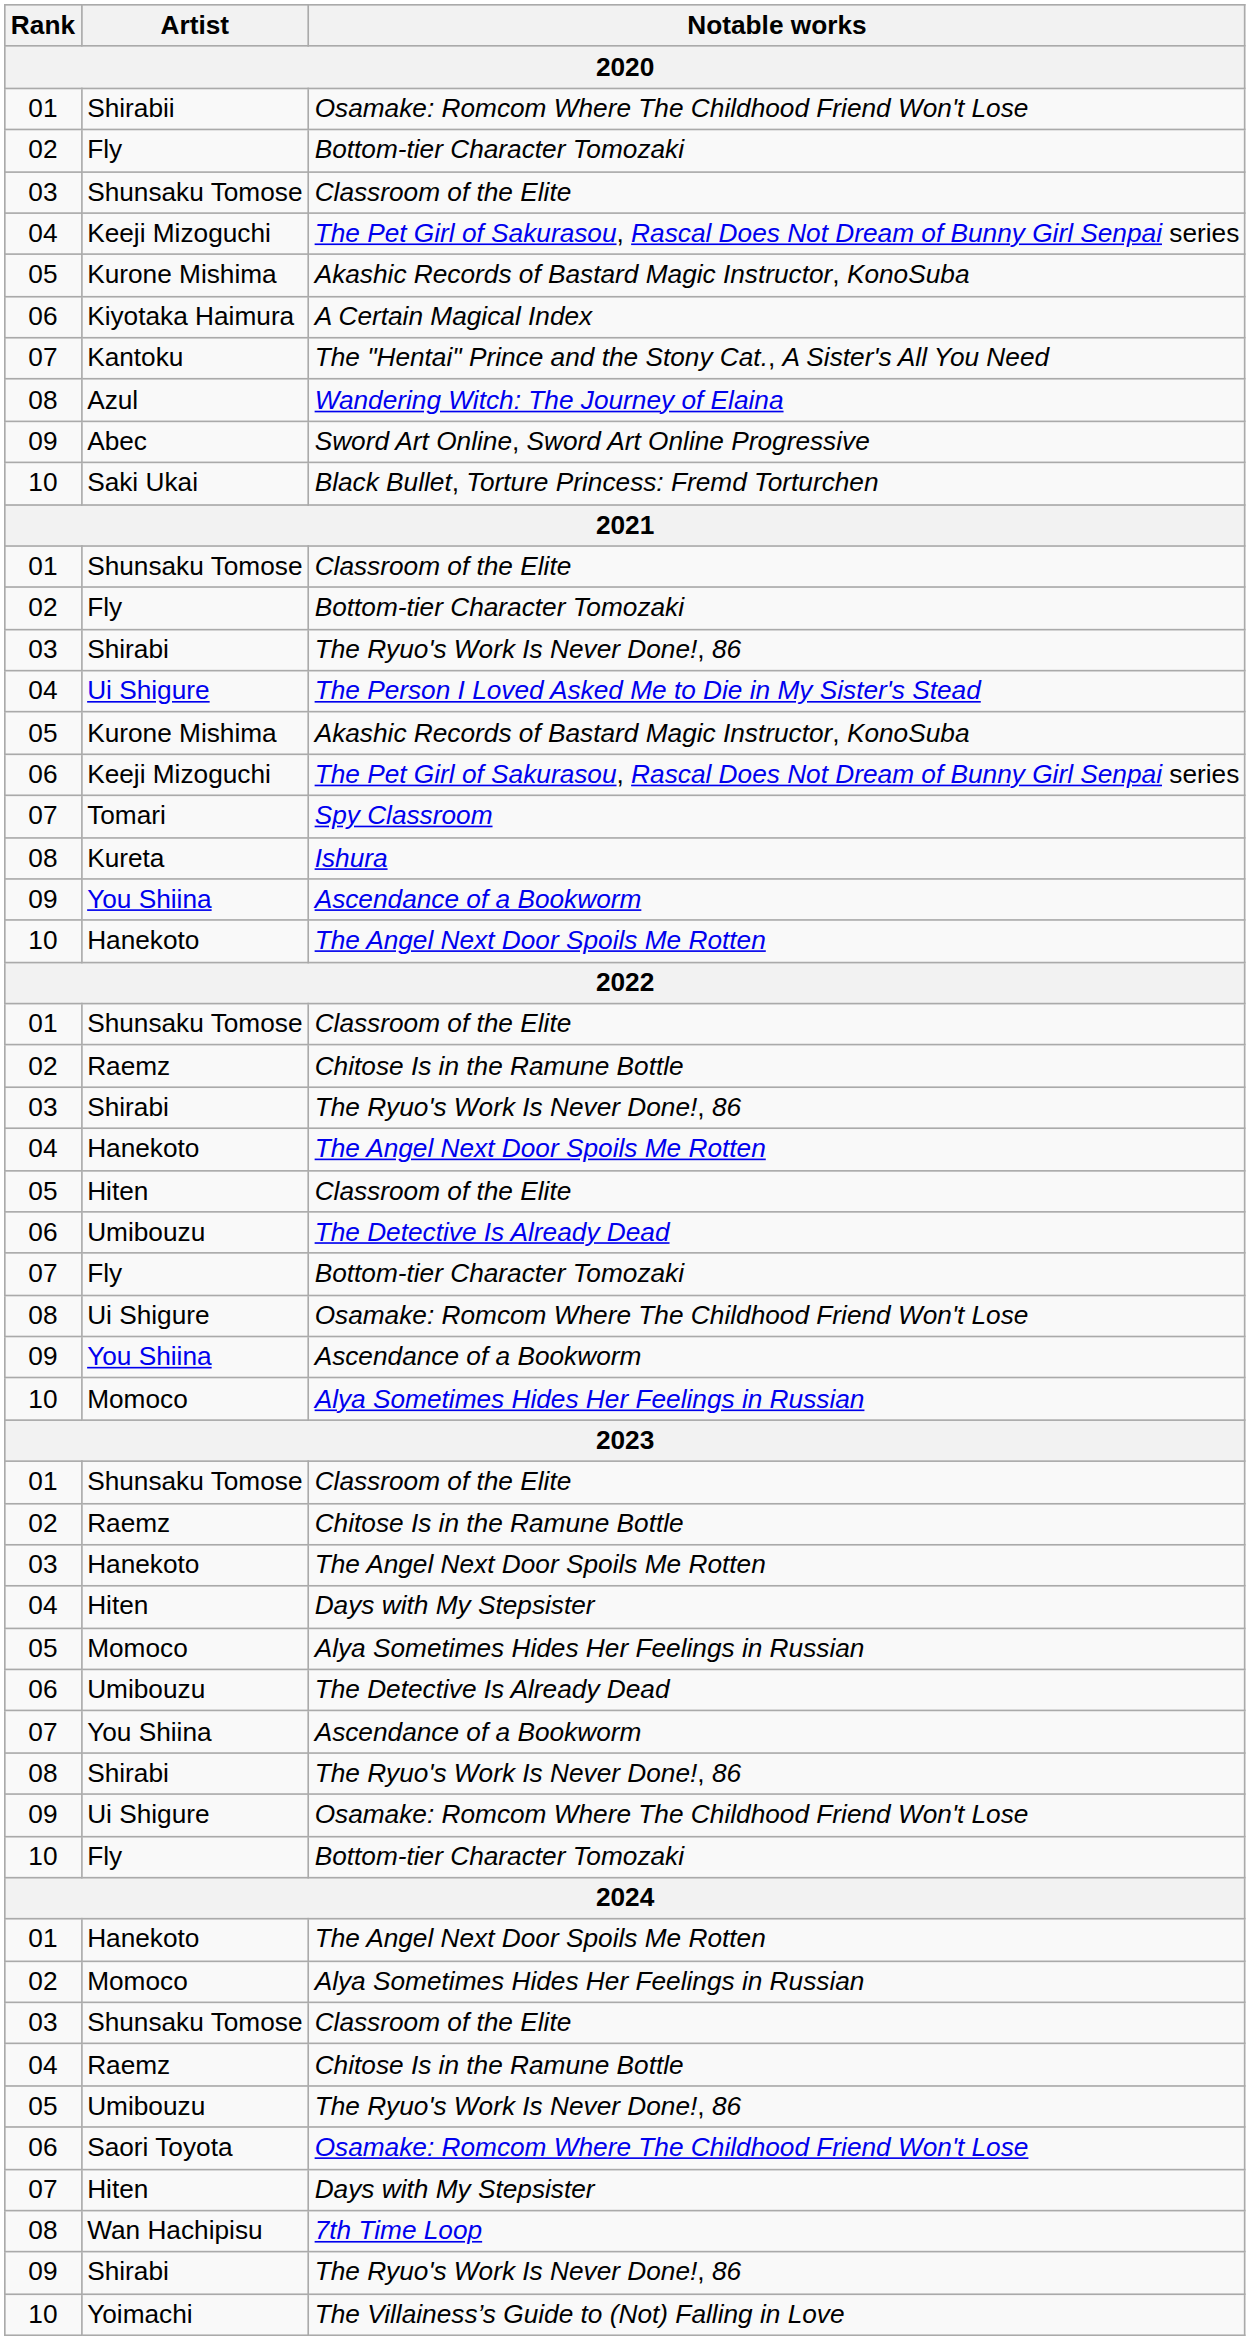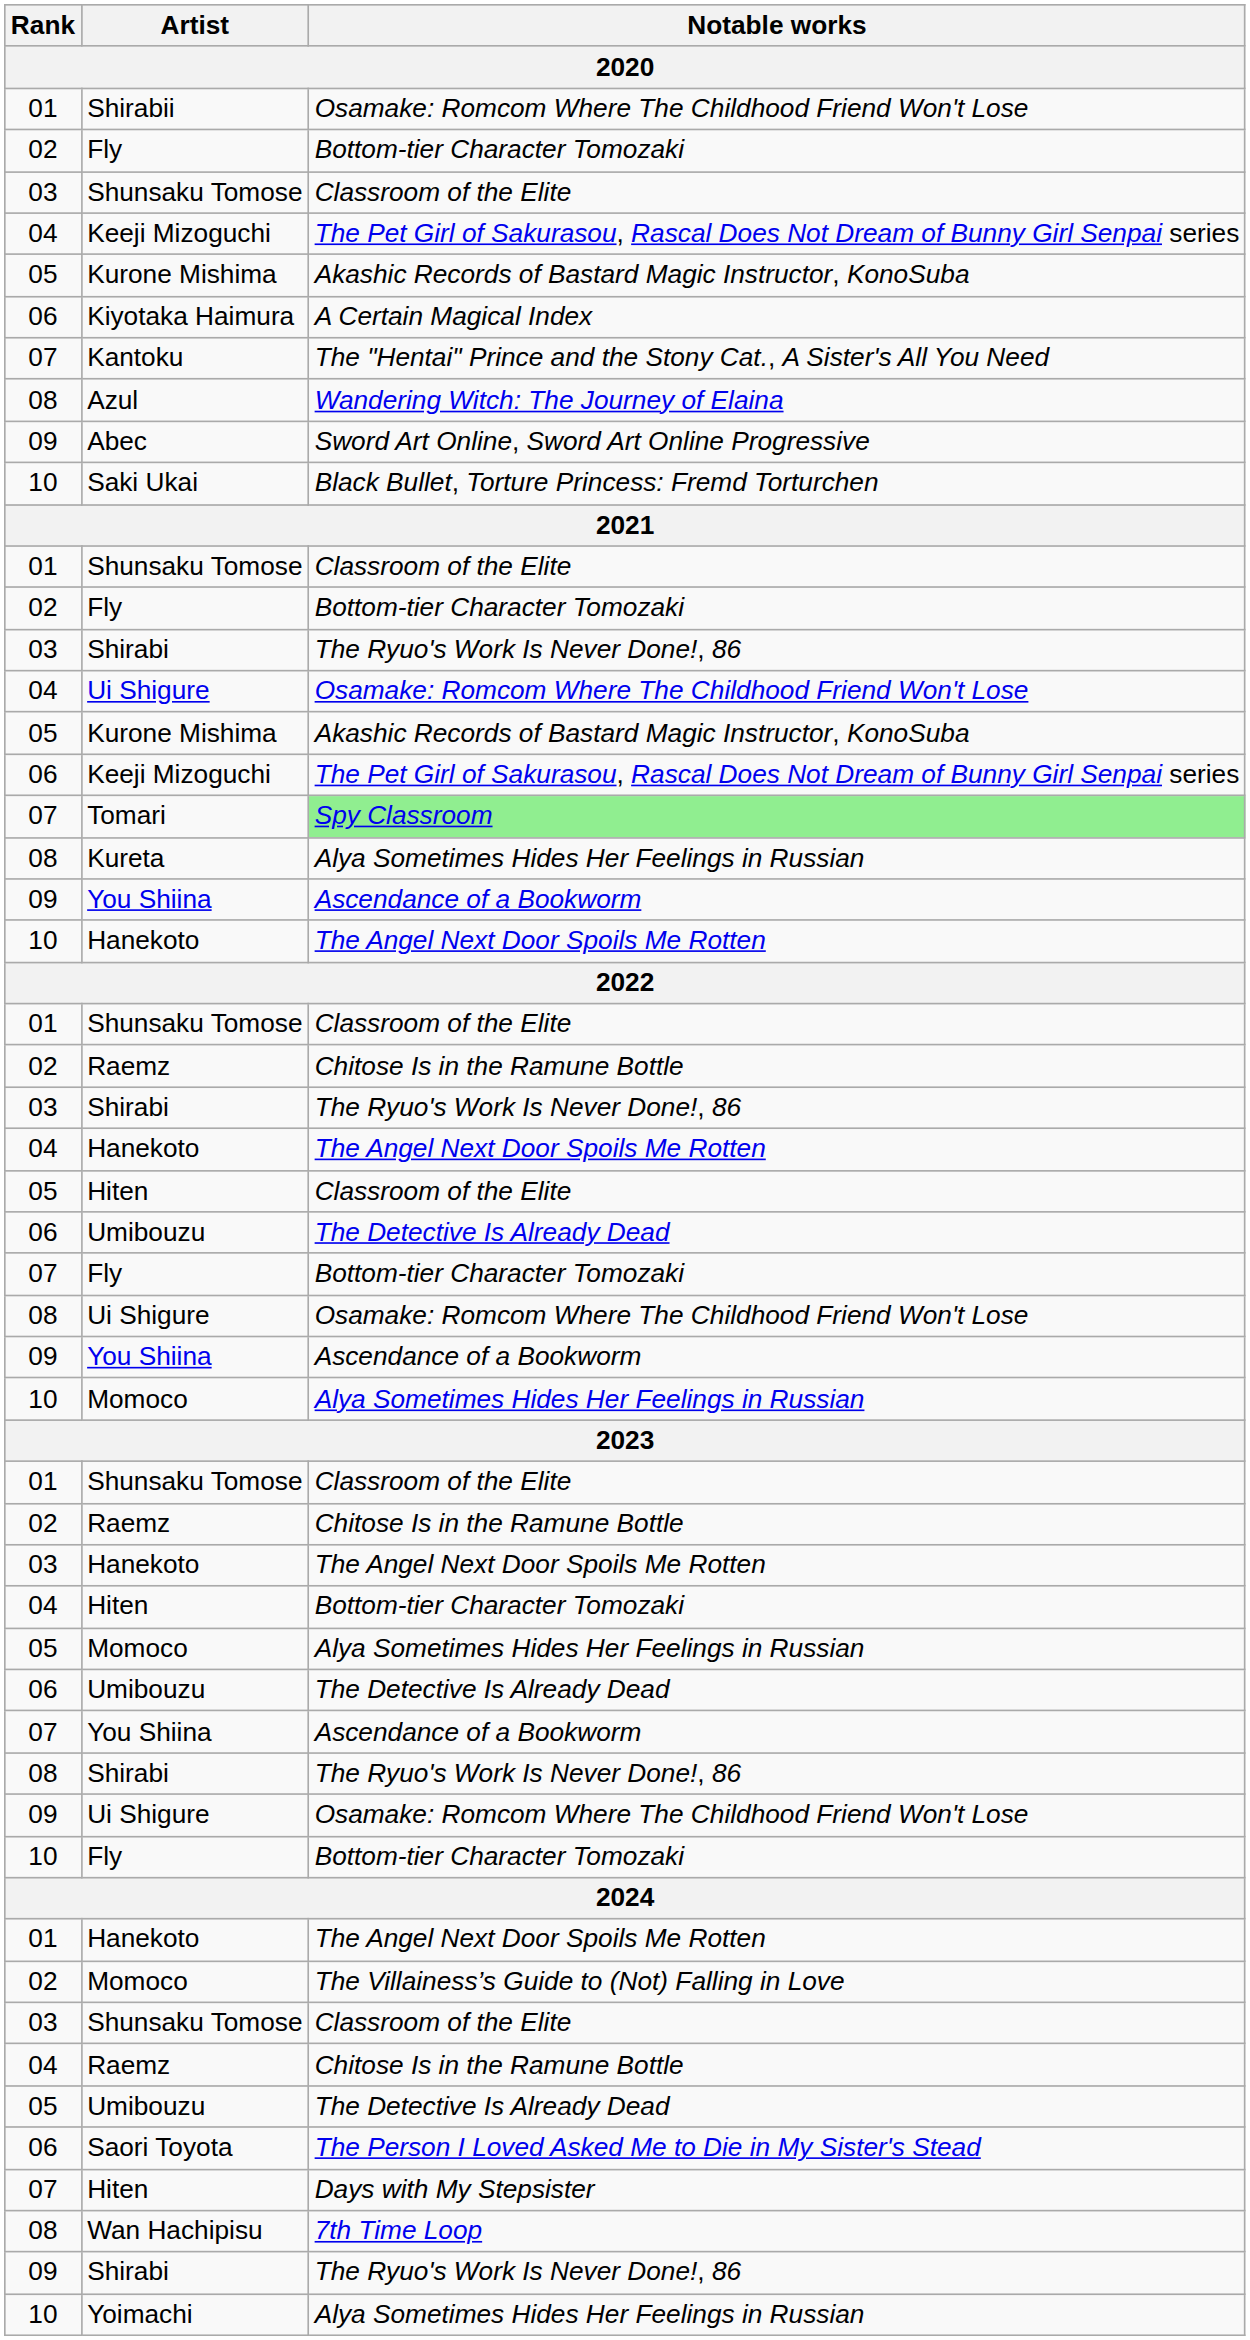(648, 691) The Person I Loved Asked Me to Die in My Sister's Stead -> (672, 691) Osamake: Romcom Where The Childhood Friend Won't Lose
(404, 815) no background -> (404, 815) lightgreen background
(351, 857) Ishura -> (590, 857) Alya Sometimes Hides Her Feelings in Russian
(455, 1606) Days with My Stepsister -> (499, 1606) Bottom-tier Character Tomozaki
(590, 1981) Alya Sometimes Hides Her Feelings in Russian -> (580, 1981) The Villainess’s Guide to (Not) Falling in Love
(528, 2106) The Ryuo's Work Is Never Done!, 86 -> (492, 2106) The Detective Is Already Dead
(672, 2147) Osamake: Romcom Where The Childhood Friend Won't Lose -> (648, 2147) The Person I Loved Asked Me to Die in My Sister's Stead
(580, 2314) The Villainess’s Guide to (Not) Falling in Love -> (590, 2314) Alya Sometimes Hides Her Feelings in Russian
